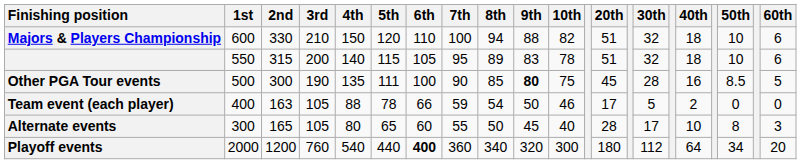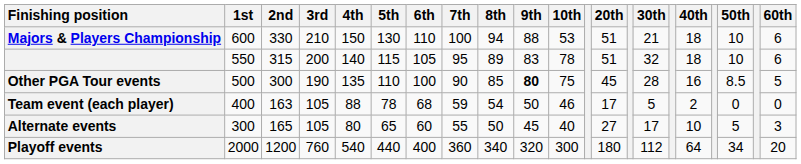(389, 38) 120 -> (389, 38) 130
(567, 38) 82 -> (567, 38) 53
(651, 38) 32 -> (651, 38) 21
(389, 82) 111 -> (389, 82) 110
(424, 104) 66 -> (424, 104) 68
(609, 126) 28 -> (609, 126) 27
(736, 126) 8 -> (736, 126) 5
(424, 148) bold -> (424, 148) normal
